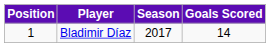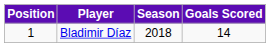(158, 33) 2017 -> (158, 33) 2018
